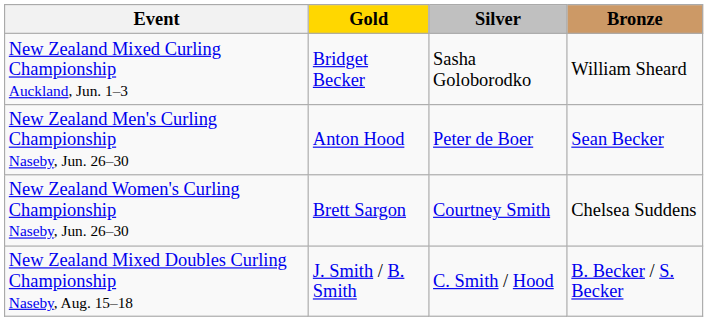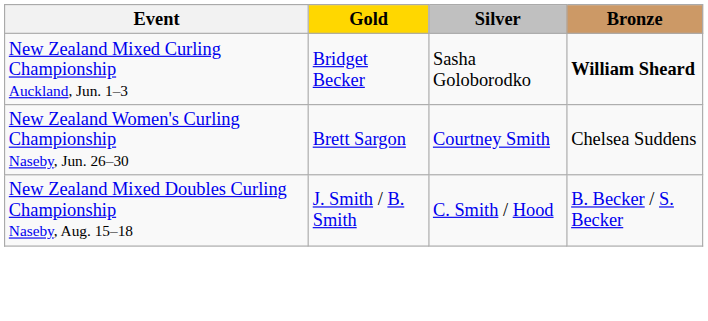(629, 68) normal -> (633, 68) bold
- row: (113, 139)
